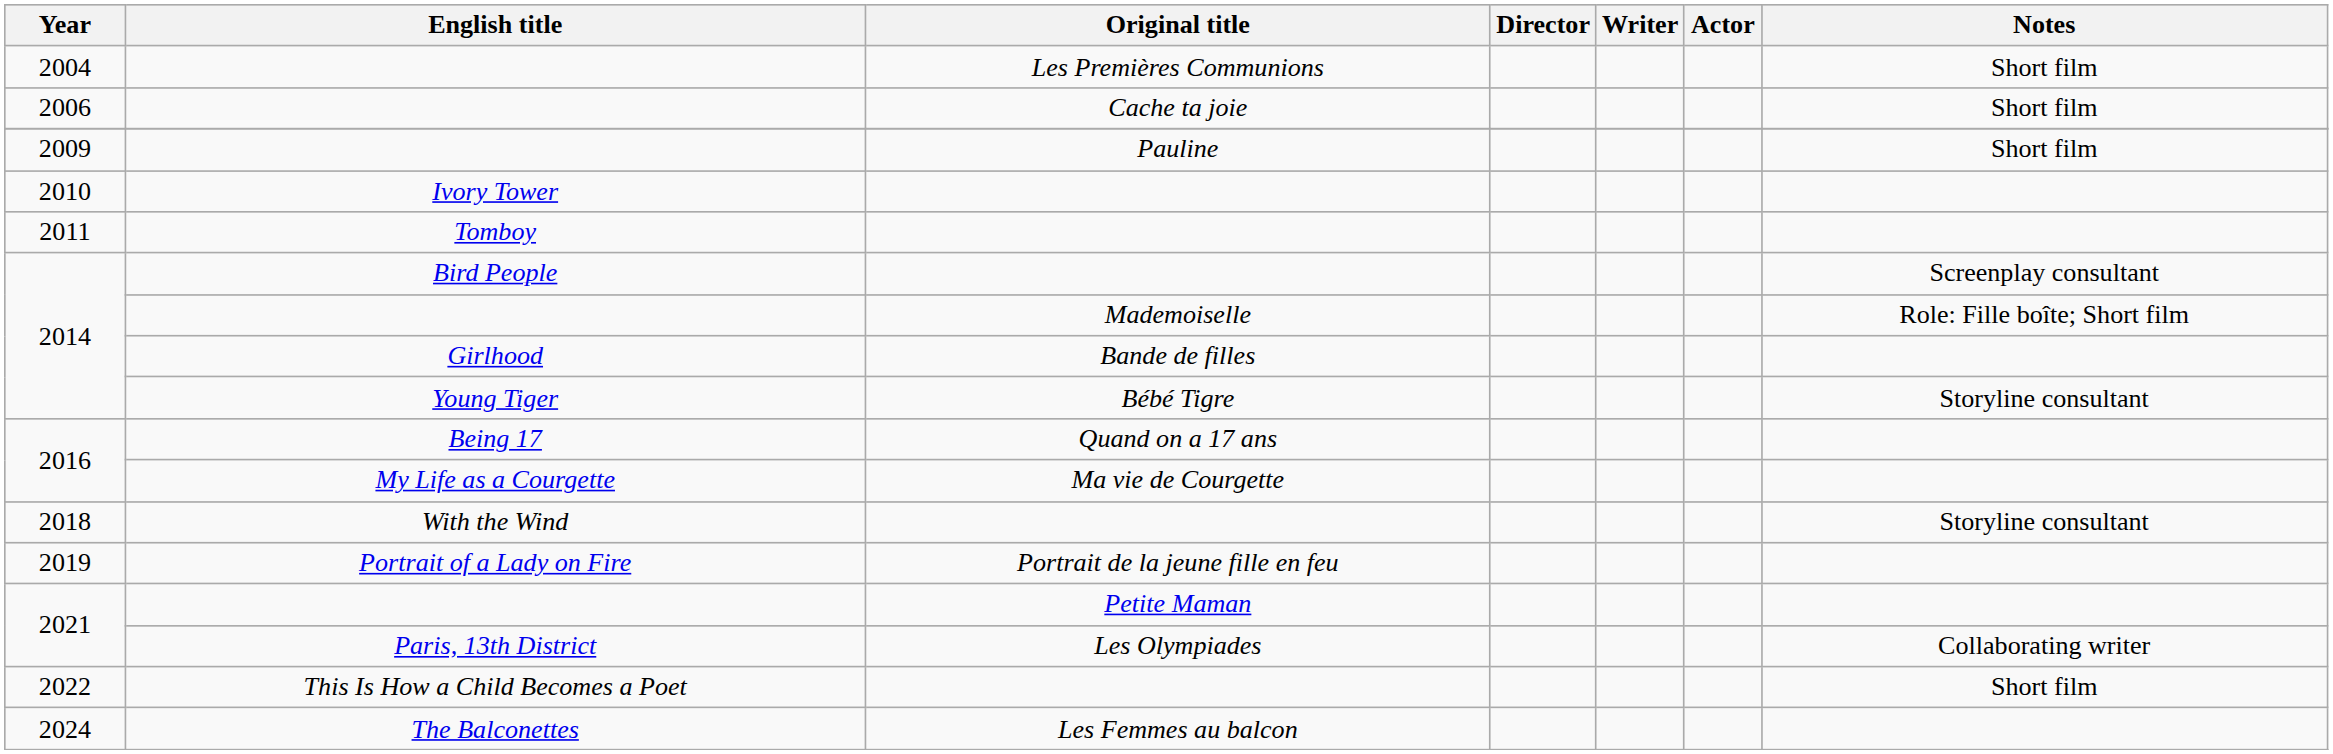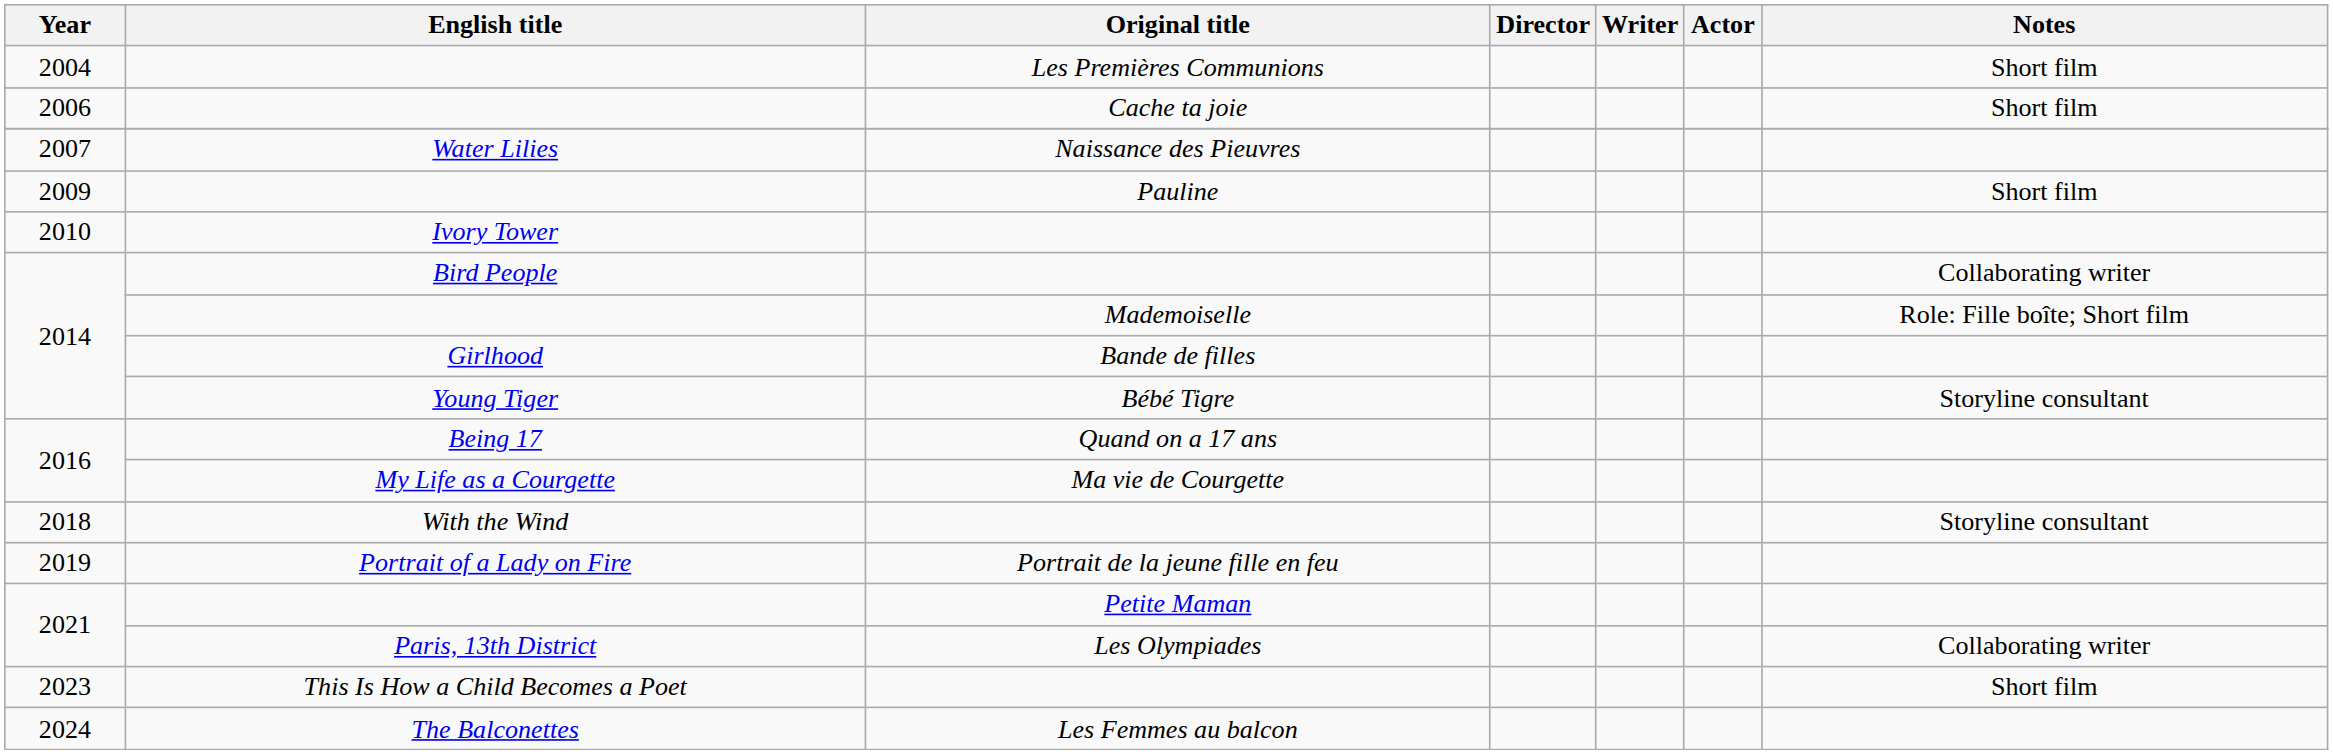+ row: (495, 149)
- row: (495, 231)
(2044, 273) Screenplay consultant -> (2044, 273) Collaborating writer
(65, 686) 2022 -> (65, 686) 2023
